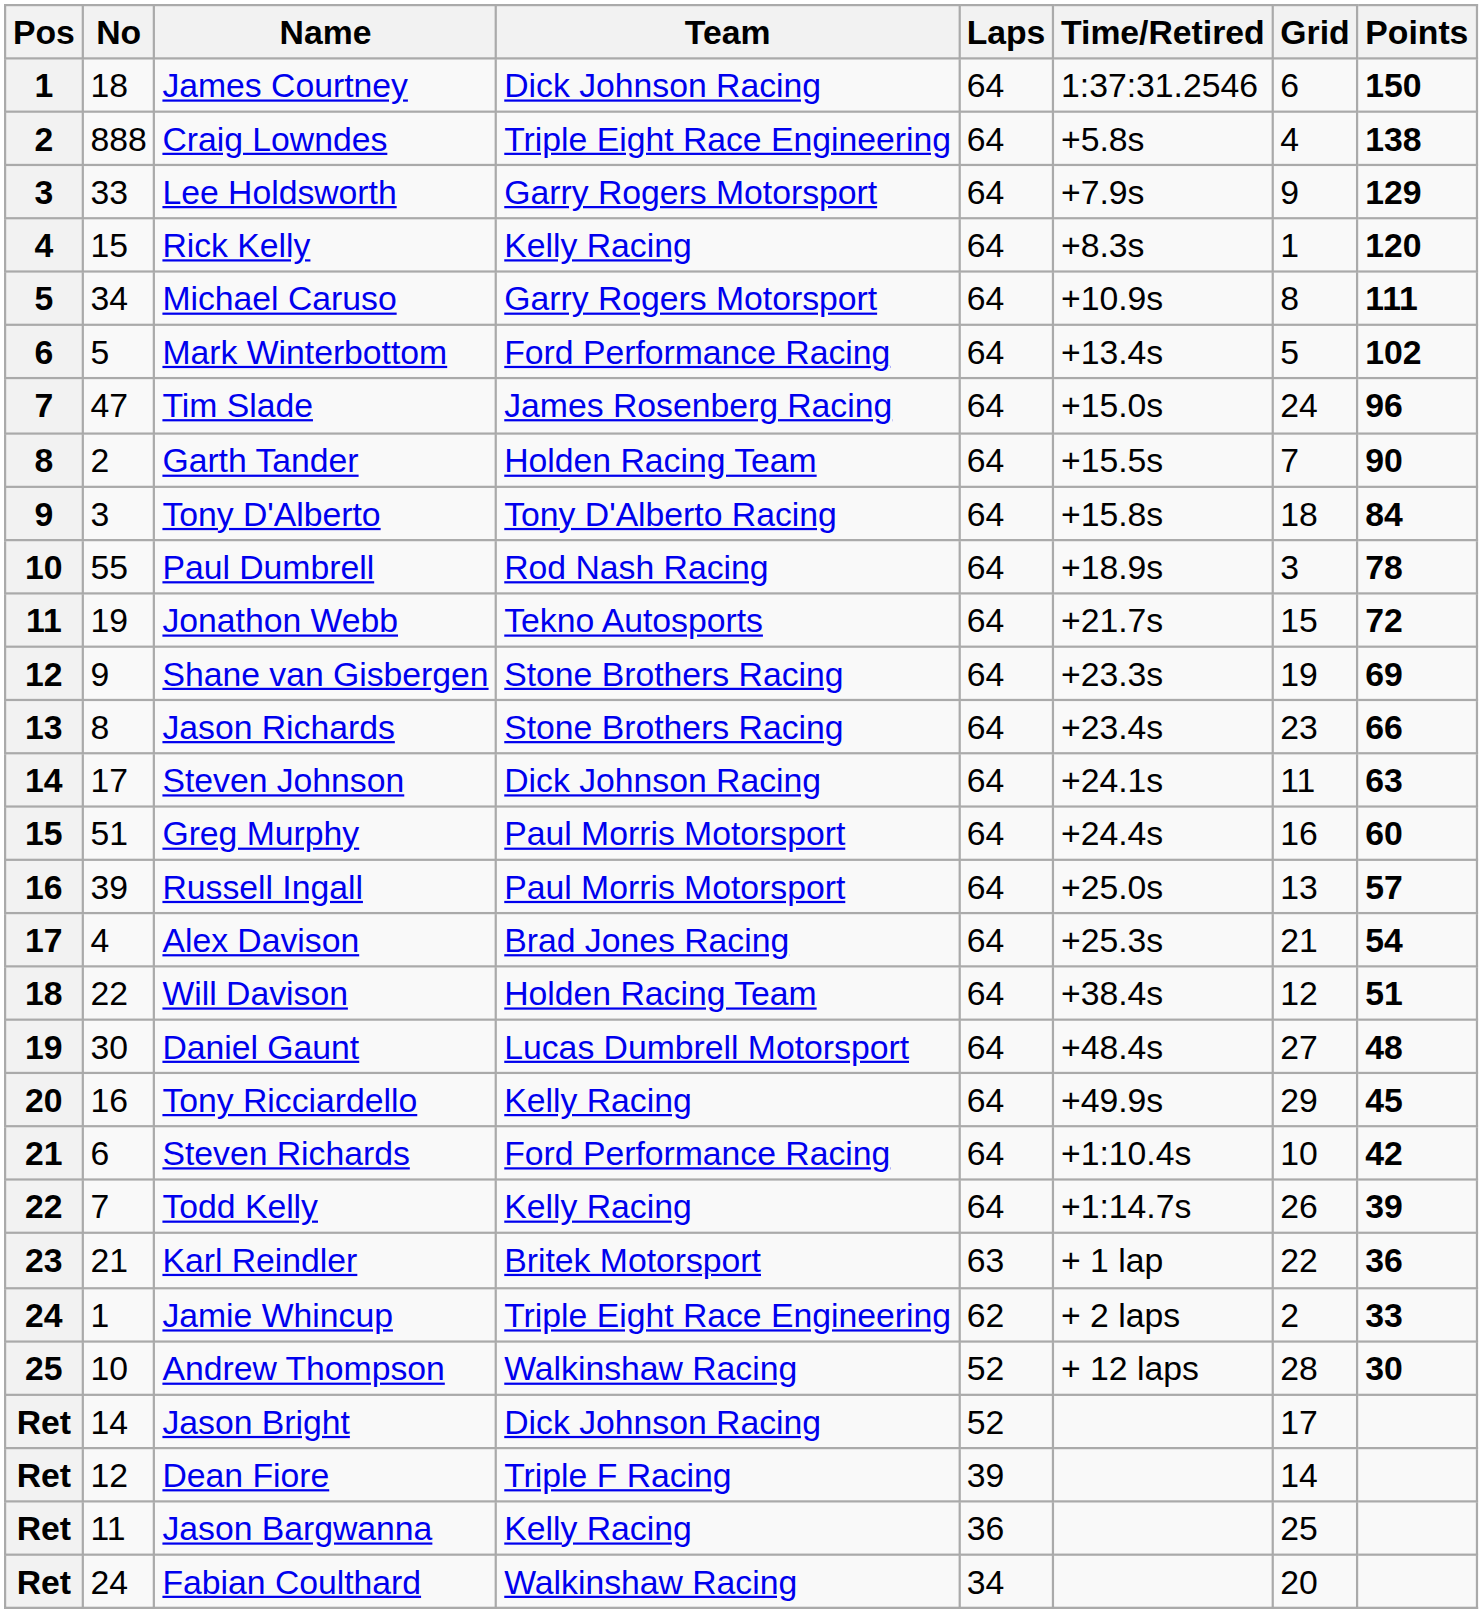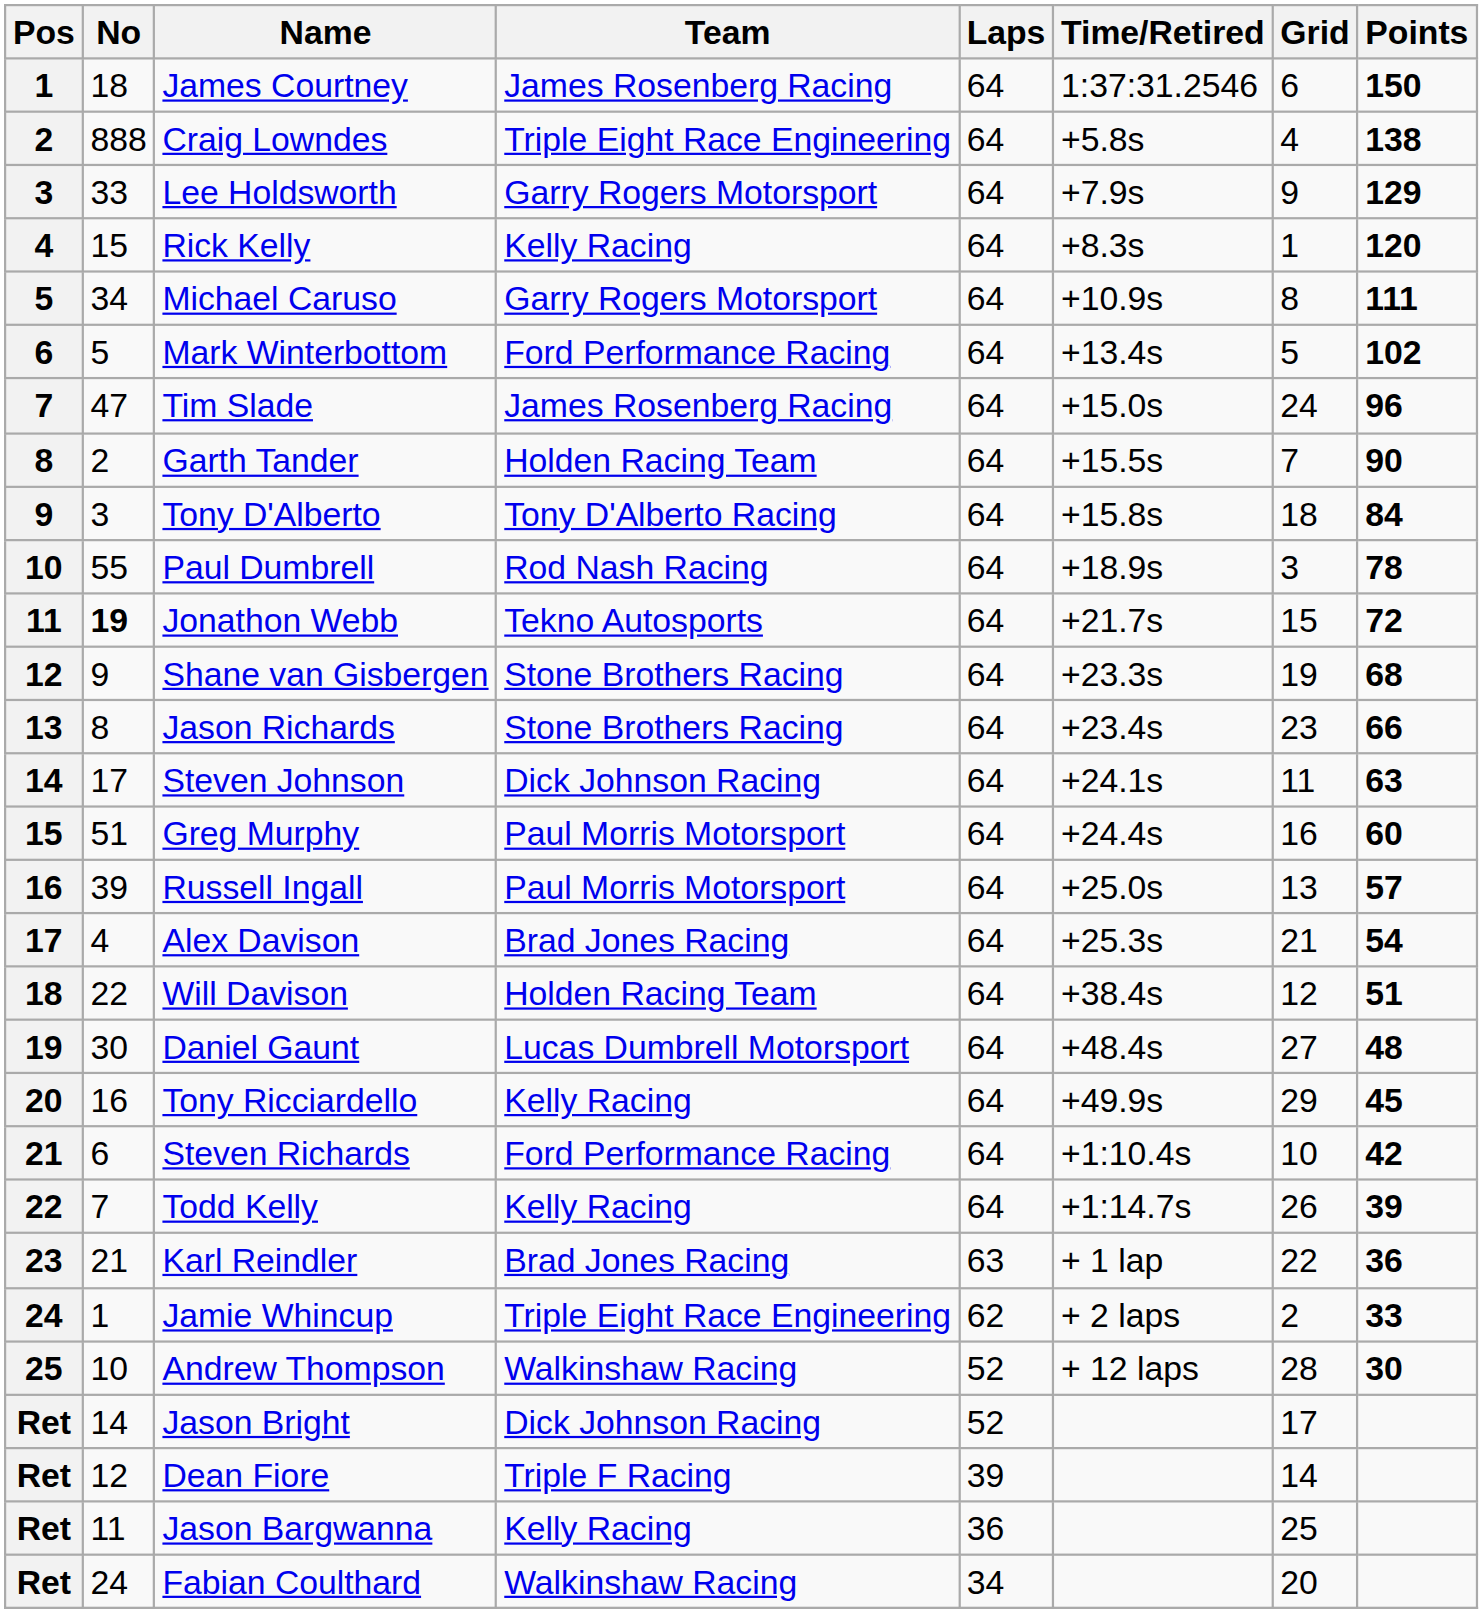(663, 85) Dick Johnson Racing -> (698, 85) James Rosenberg Racing
(109, 620) normal -> (109, 620) bold
(1384, 673) 69 -> (1384, 673) 68
(633, 1261) Britek Motorsport -> (647, 1261) Brad Jones Racing
